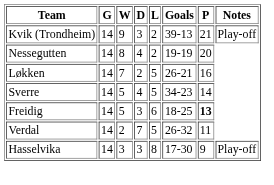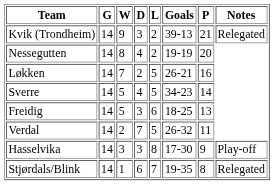(237, 34) Play-off -> (241, 34) Relegated
(206, 111) bold -> (206, 111) normal
+ row: (44, 169)
